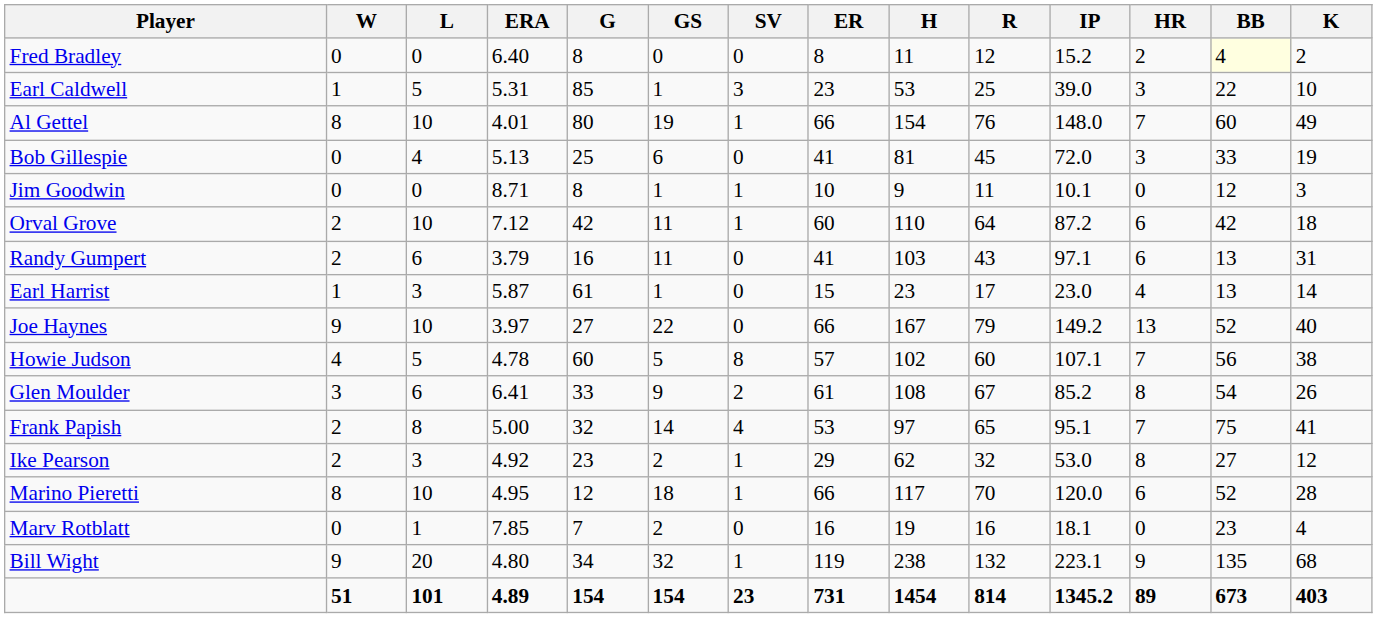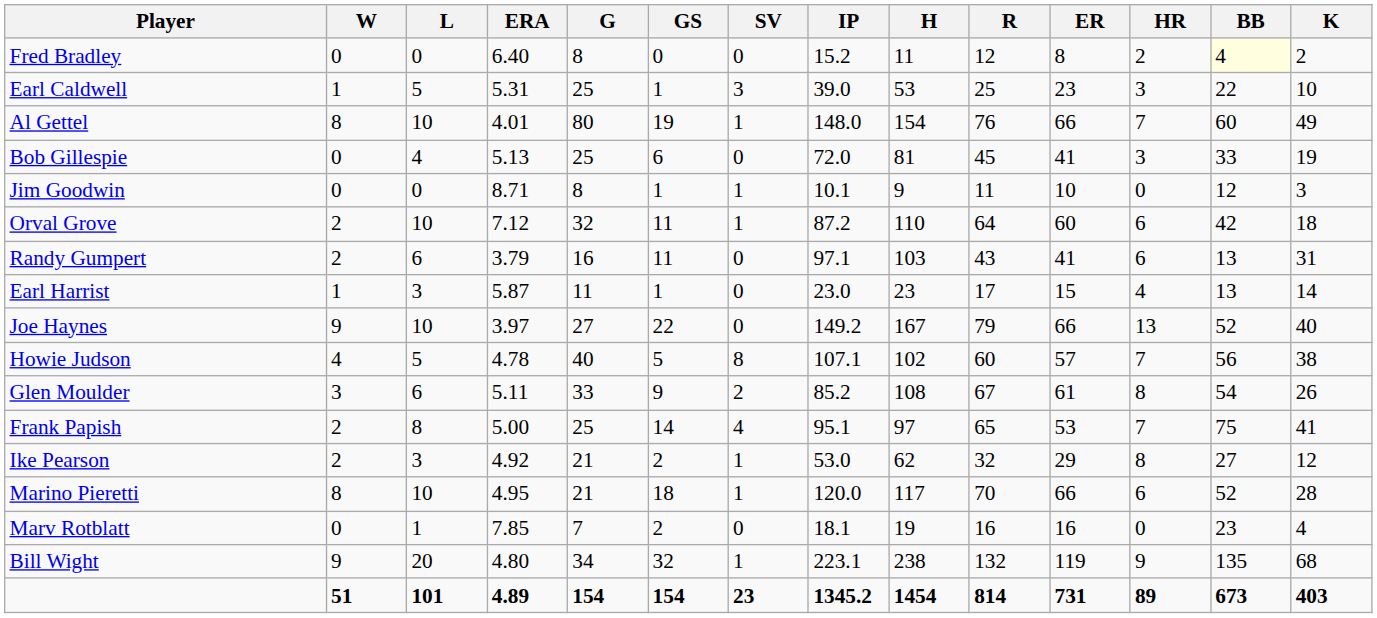columns swapped: (1090, 21) <-> (849, 21)
(583, 88) 85 -> (583, 88) 25
(583, 223) 42 -> (583, 223) 32
(583, 291) 61 -> (582, 291) 11
(583, 358) 60 -> (583, 358) 40
(510, 392) 6.41 -> (510, 392) 5.11
(583, 426) 32 -> (583, 426) 25
(583, 460) 23 -> (583, 460) 21
(583, 493) 12 -> (583, 493) 21
